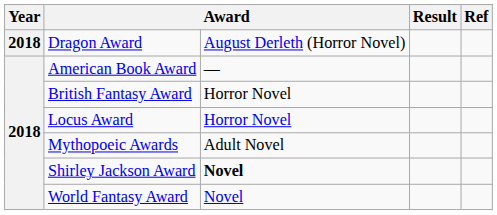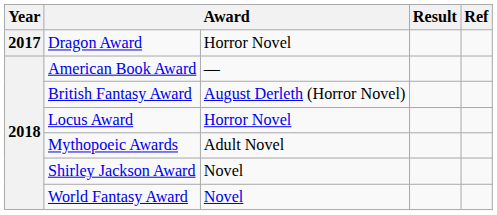(24, 42) 2018 -> (24, 42) 2017
(305, 42) August Derleth (Horror Novel) -> (248, 42) Horror Novel
(248, 94) Horror Novel -> (305, 94) August Derleth (Horror Novel)
(224, 171) bold -> (224, 171) normal
